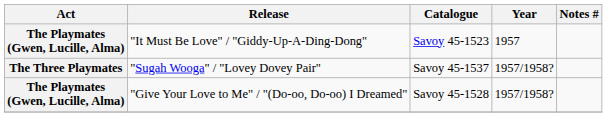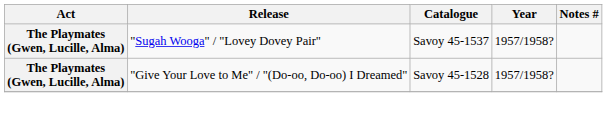- row: (249, 41)
(66, 68) The Three Playmates -> (66, 41) The Playmates (Gwen, Lucille, Alma)
